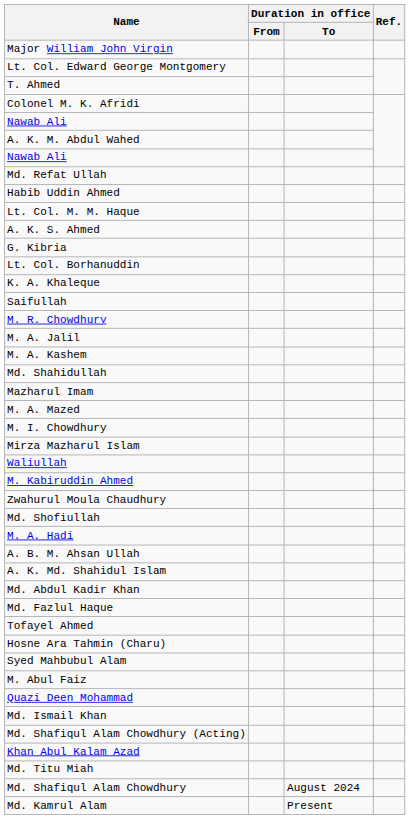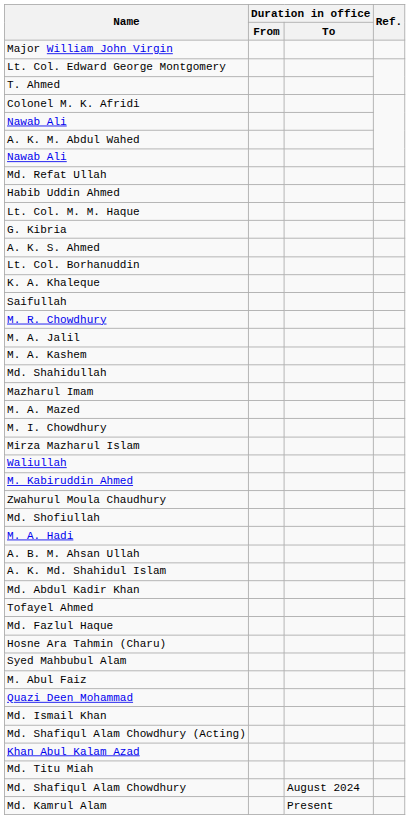rows swapped: (53, 230) <-> (37, 248)
rows swapped: (50, 626) <-> (60, 608)
